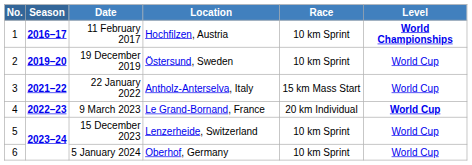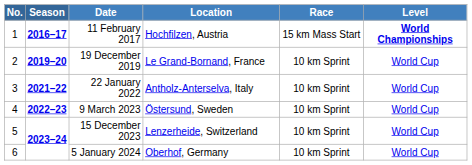(321, 34) 10 km Sprint -> (321, 34) 15 km Mass Start
(189, 61) Östersund, Sweden -> (205, 61) Le Grand-Bornand, France
(321, 88) 15 km Mass Start -> (321, 88) 10 km Sprint
(205, 110) Le Grand-Bornand, France -> (189, 110) Östersund, Sweden
(321, 110) 20 km Individual -> (321, 110) 10 km Sprint
(415, 110) bold -> (415, 110) normal
